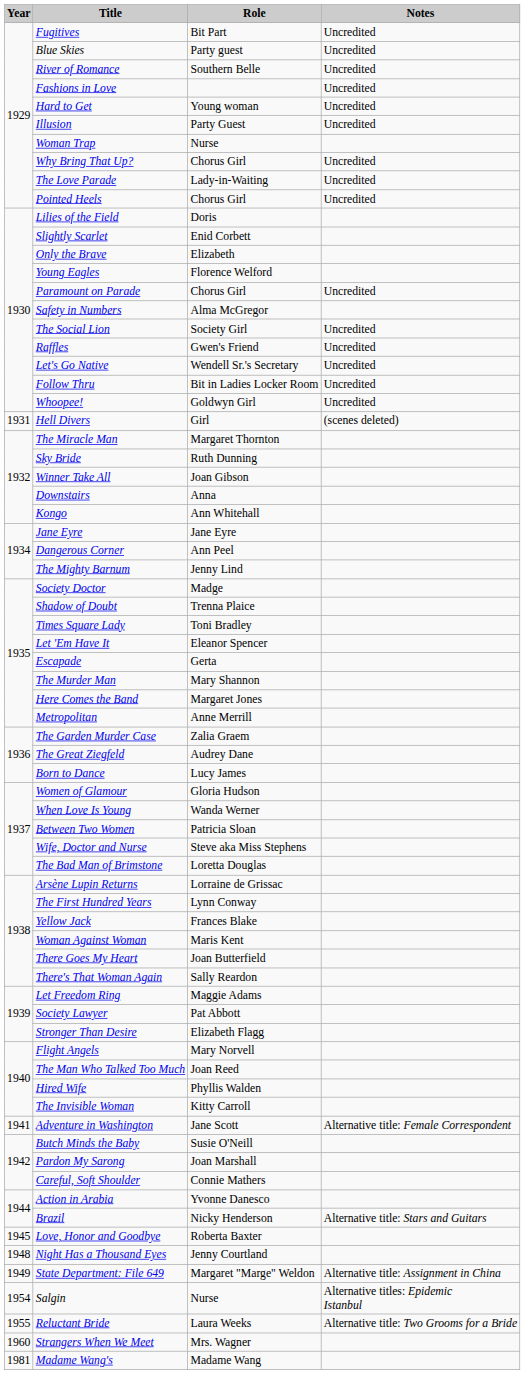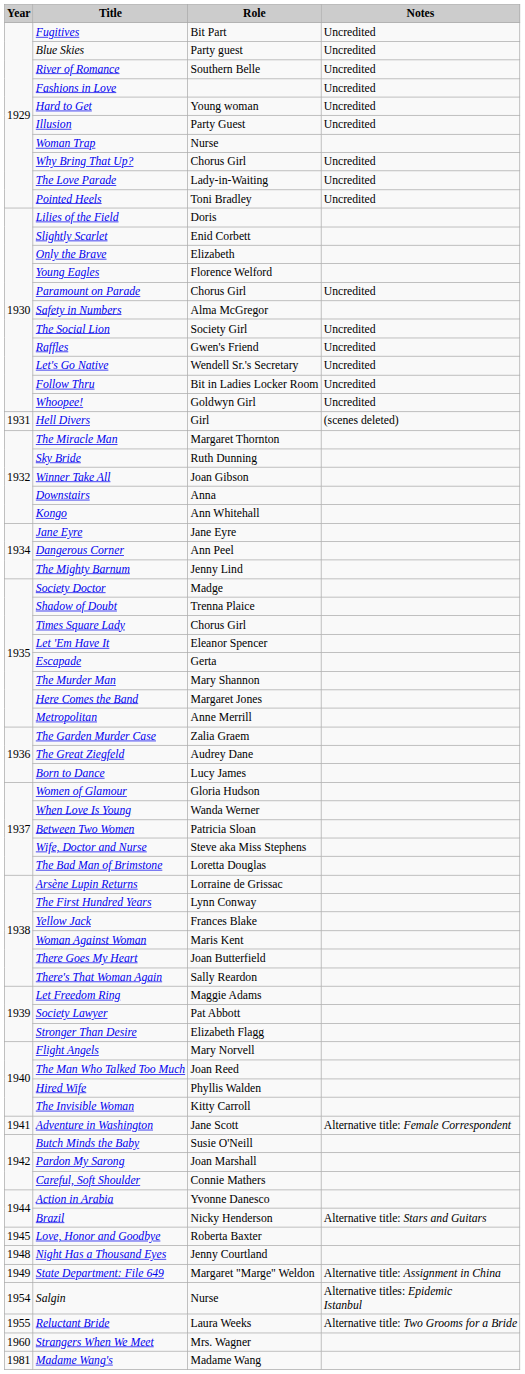(218, 198) Chorus Girl -> (221, 198) Toni Bradley
(221, 625) Toni Bradley -> (218, 625) Chorus Girl
